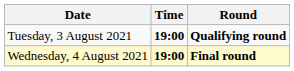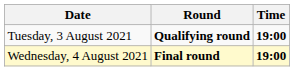columns swapped: (169, 14) <-> (238, 14)
